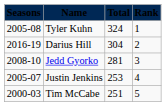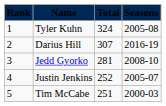columns swapped: (147, 12) <-> (24, 12)
(115, 45) 304 -> (105, 45) 307
(115, 77) 253 -> (105, 77) 252
